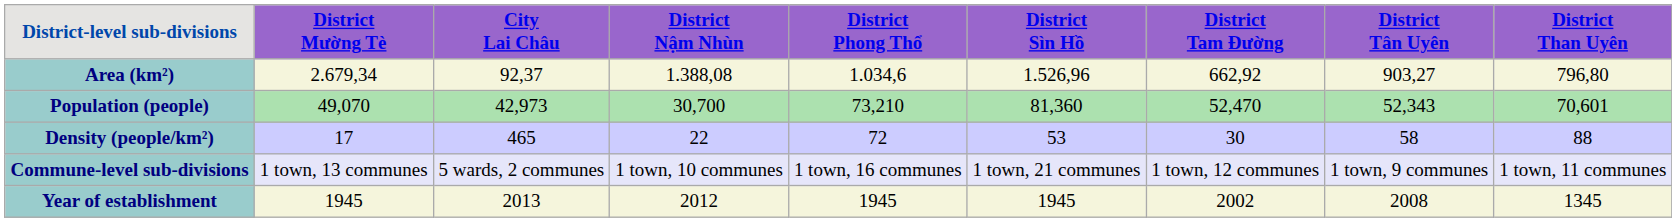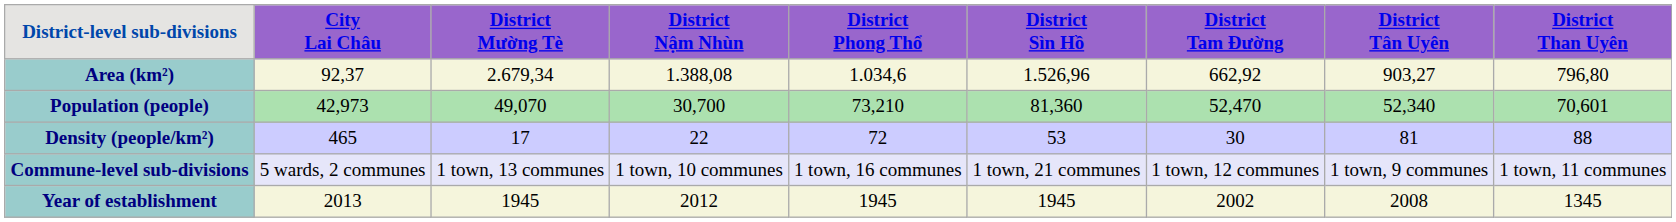columns swapped: (521, 31) <-> (344, 31)
(1409, 106) 52,343 -> (1409, 106) 52,340
(1409, 138) 58 -> (1409, 138) 81
